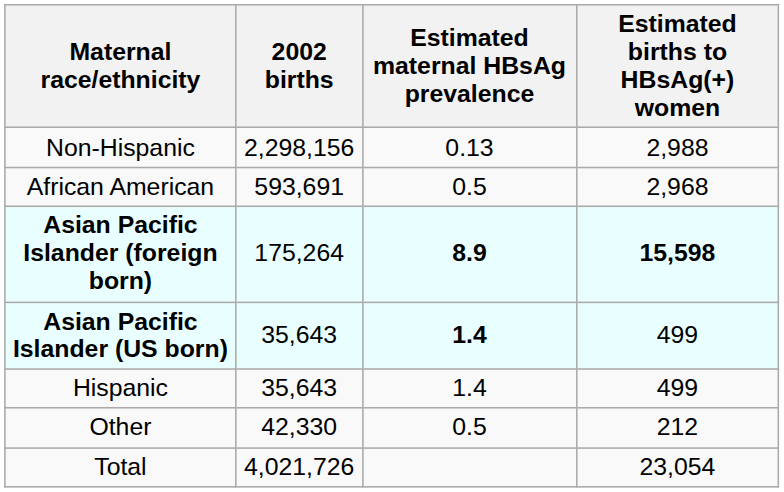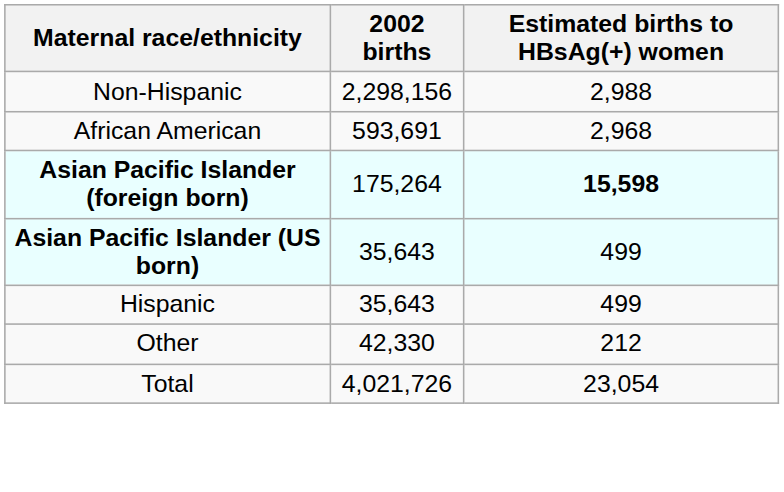- column: (469, 66)
